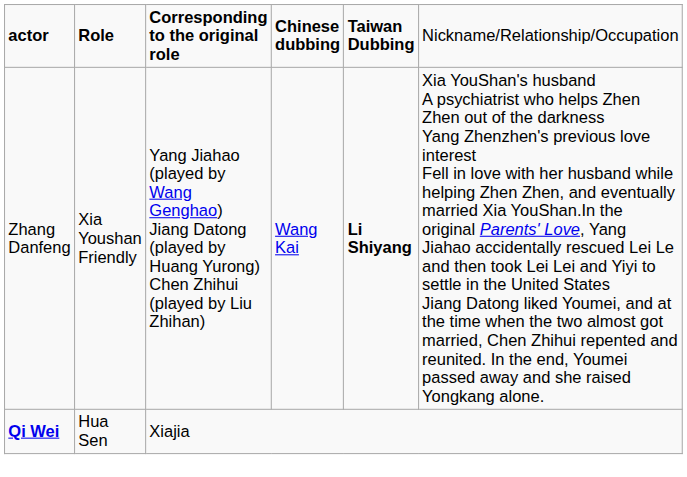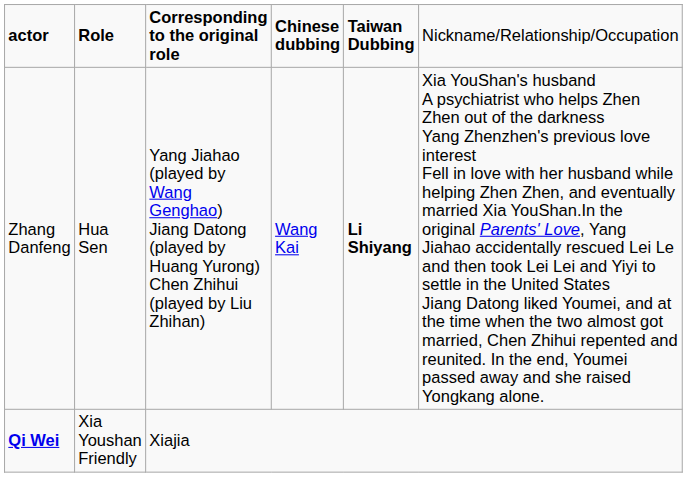(110, 238) Xia Youshan Friendly -> (93, 238) Hua Sen
(93, 431) Hua Sen -> (110, 440) Xia Youshan Friendly
